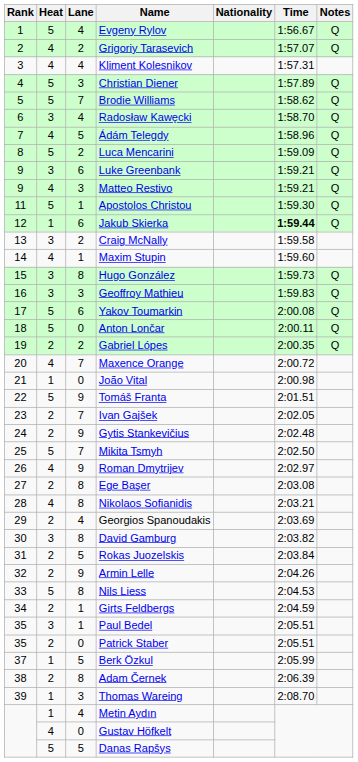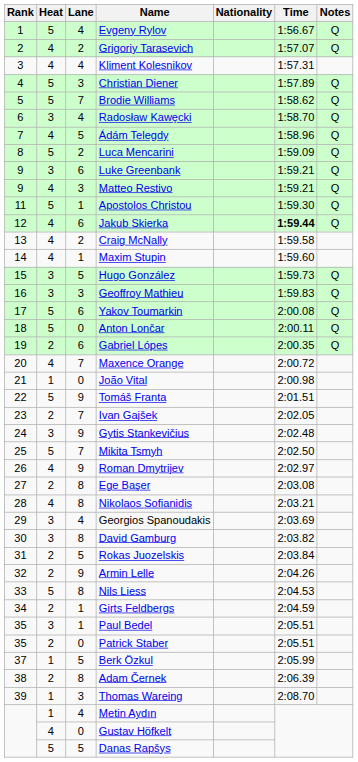(51, 223) 1 -> (51, 223) 4
(51, 240) 3 -> (51, 240) 4
(81, 275) 8 -> (81, 275) 5
(81, 345) 2 -> (81, 345) 6
(51, 433) 2 -> (51, 433) 3
(51, 521) 2 -> (51, 521) 3
